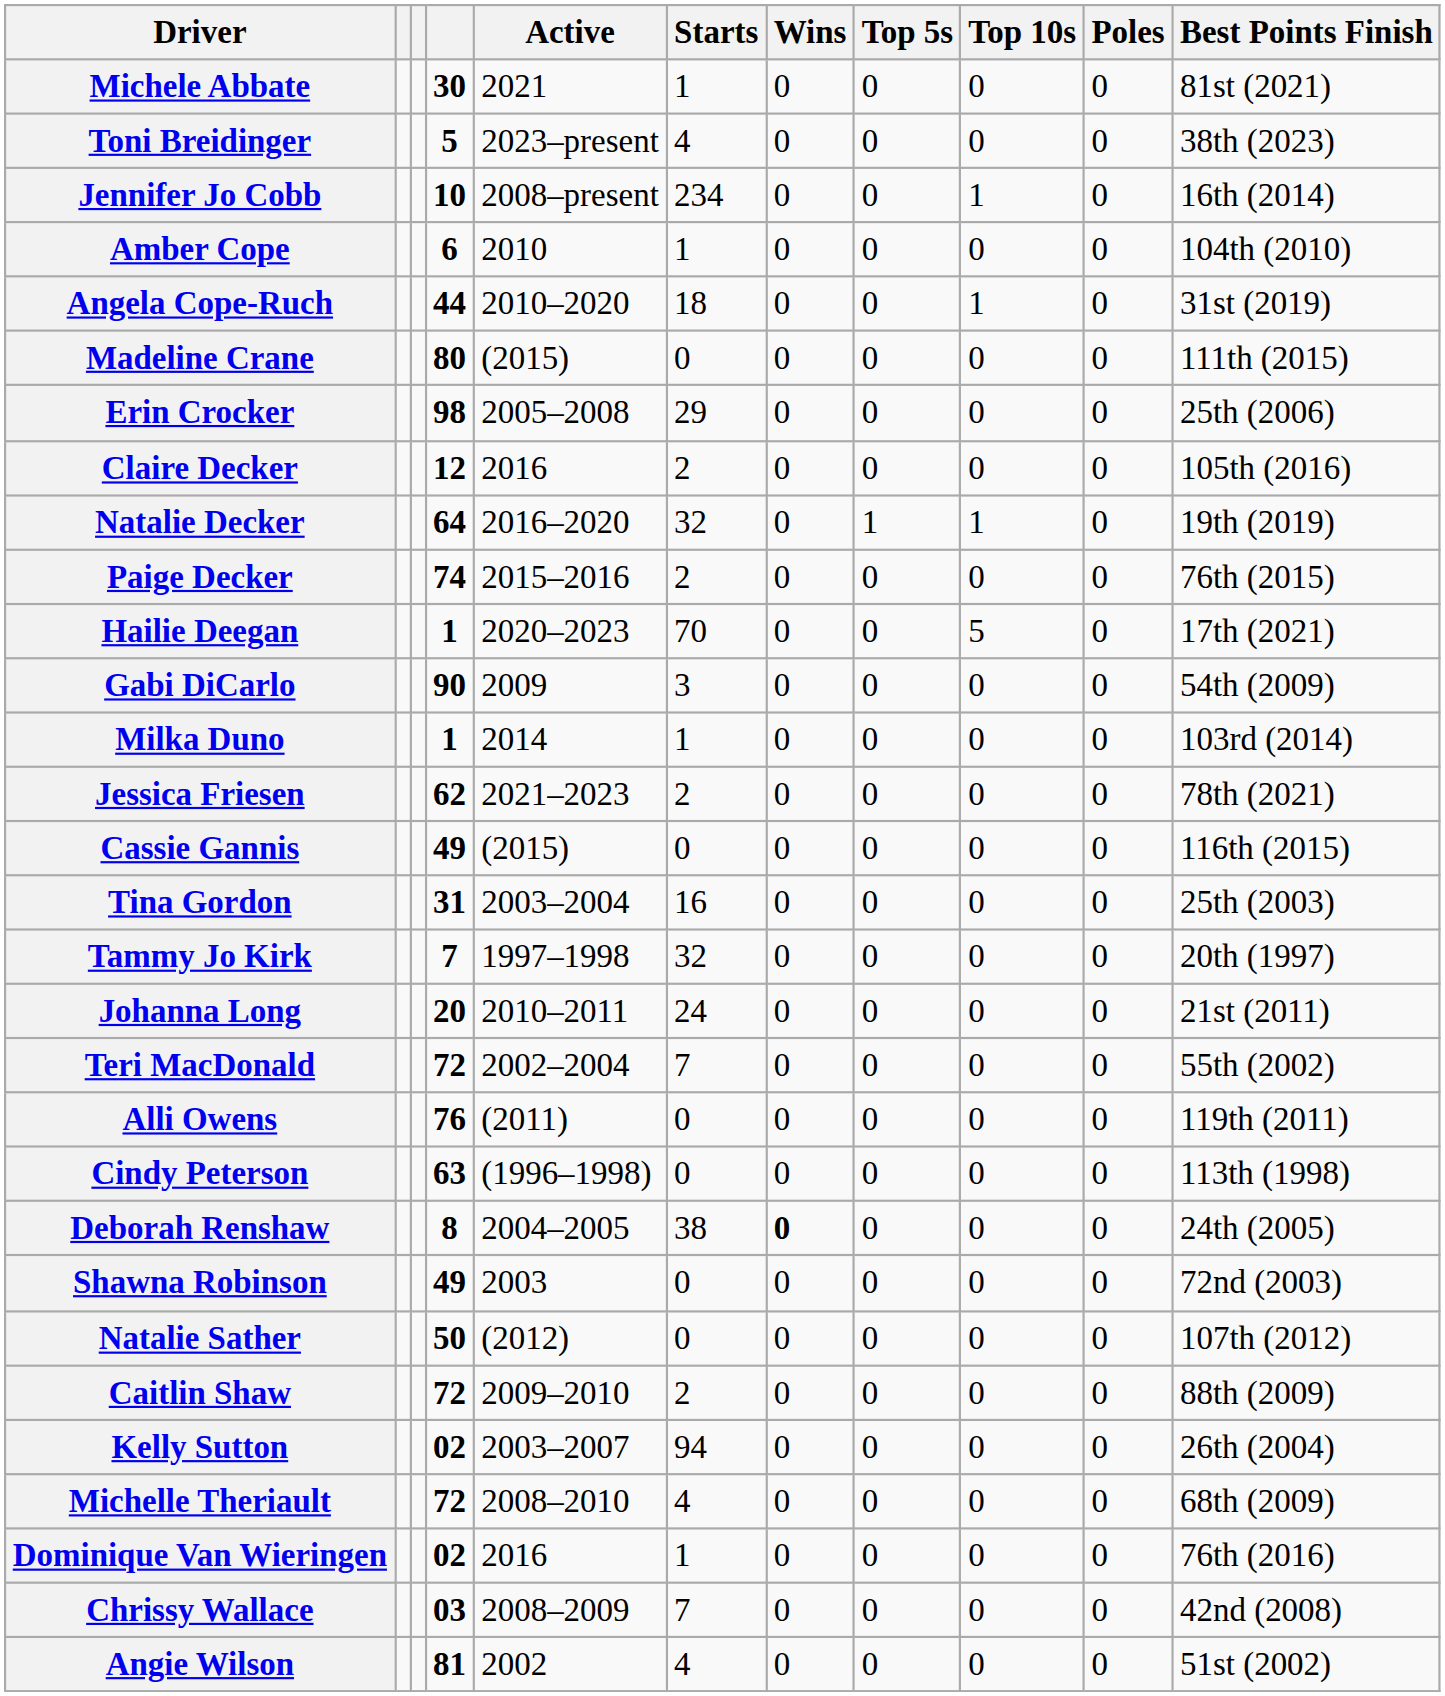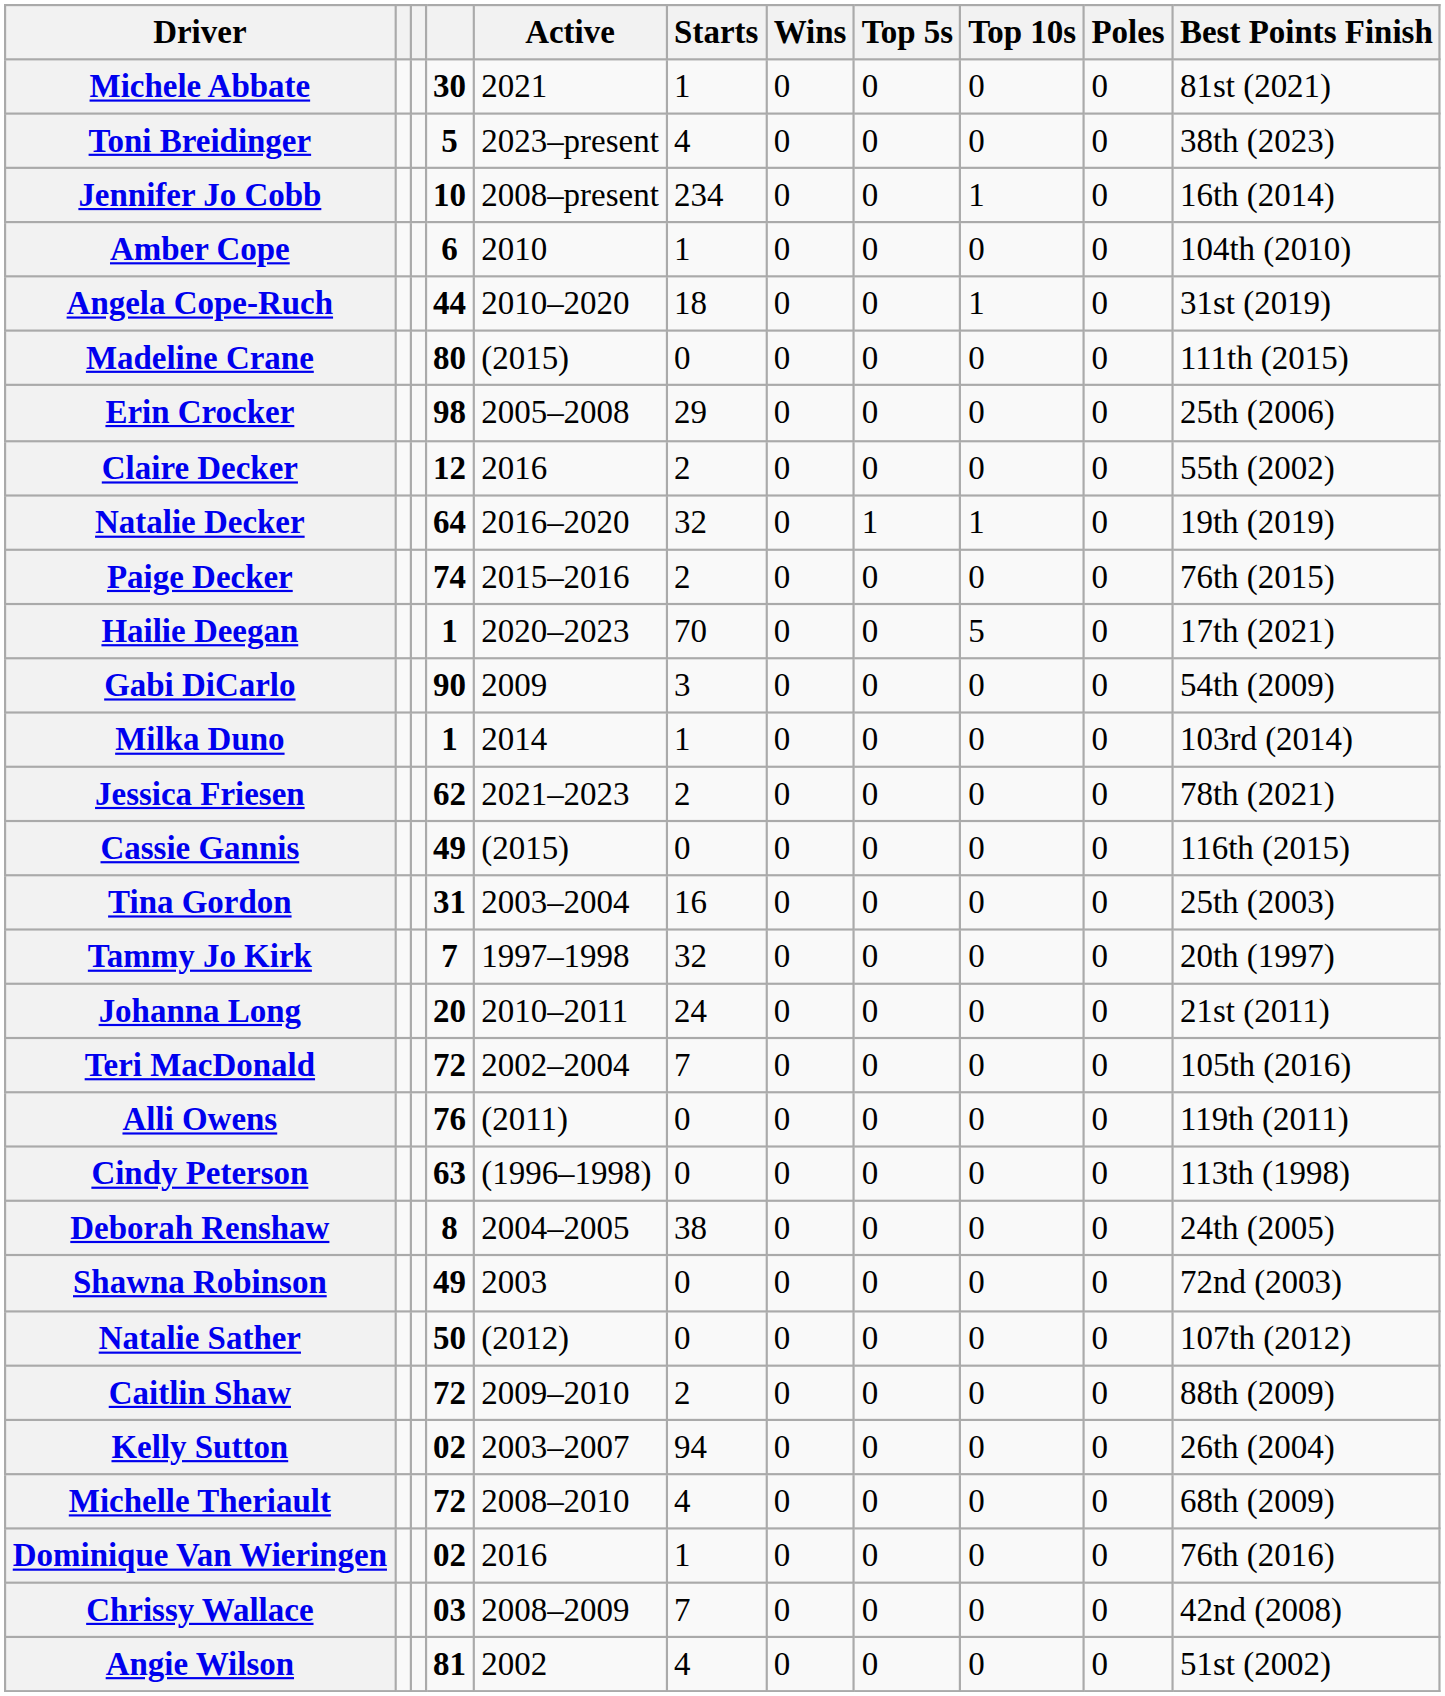(1266, 466) 105th (2016) -> (1257, 466) 55th (2002)
(1257, 1065) 55th (2002) -> (1266, 1065) 105th (2016)
(782, 1228) bold -> (782, 1228) normal
